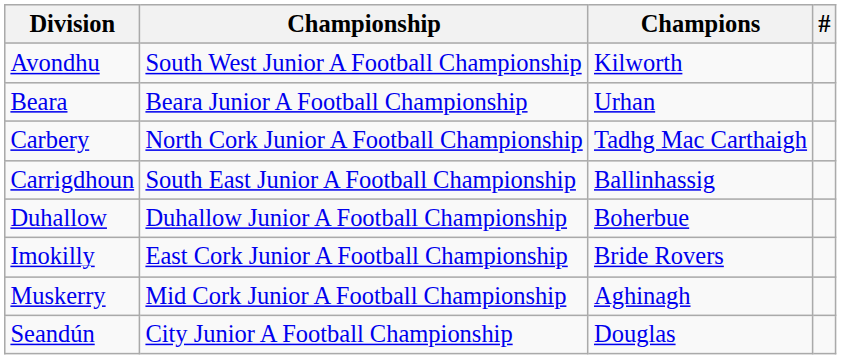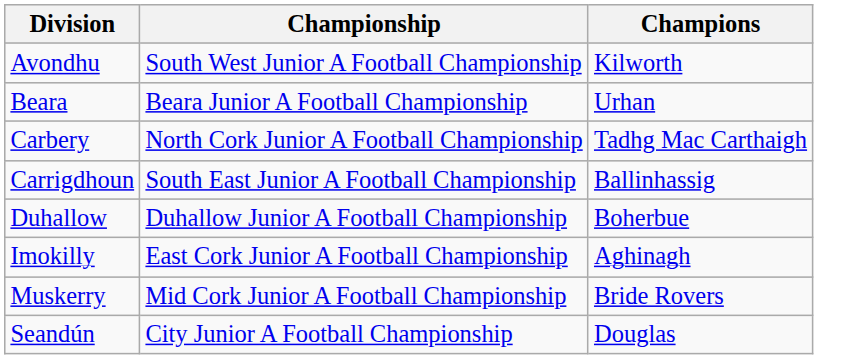- column: (824, 23)
(659, 256) Bride Rovers -> (642, 256) Aghinagh
(642, 295) Aghinagh -> (659, 295) Bride Rovers
